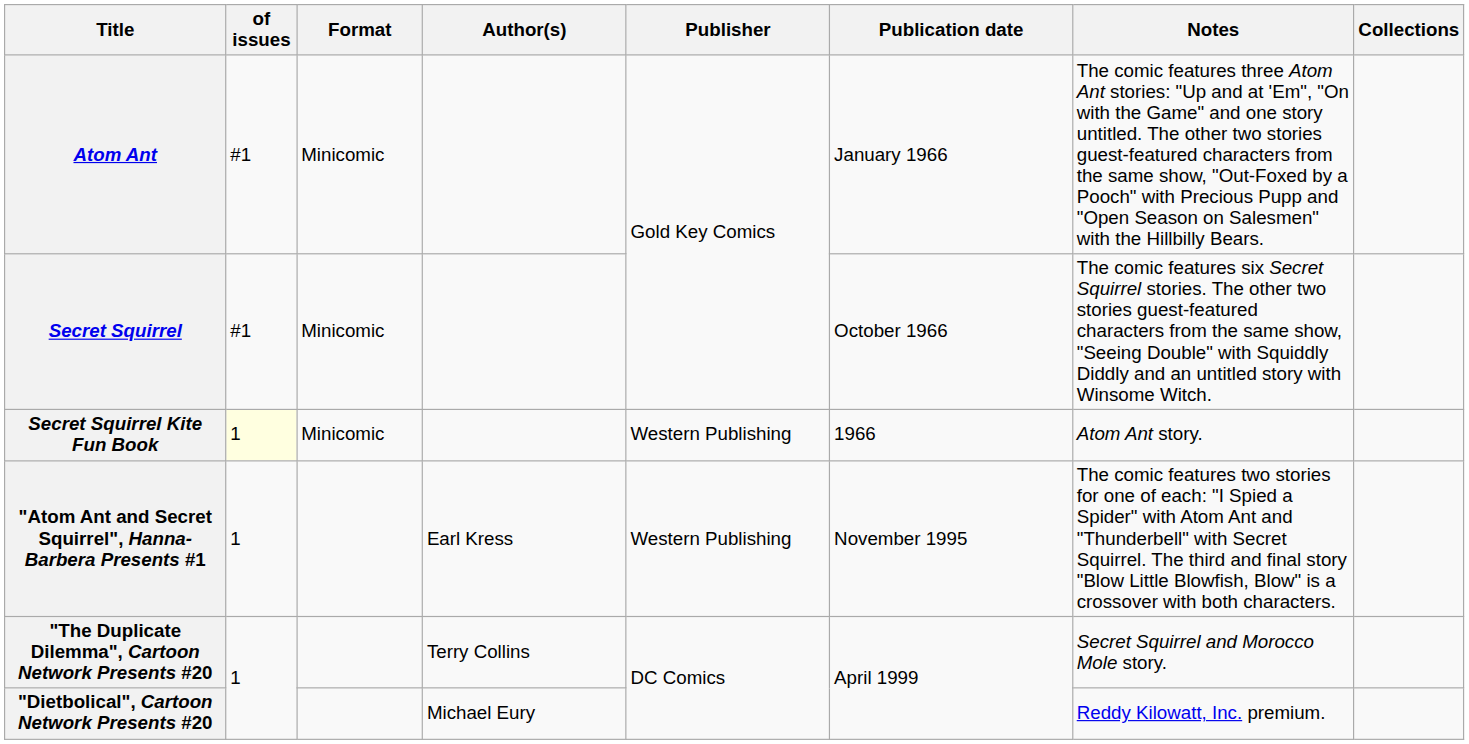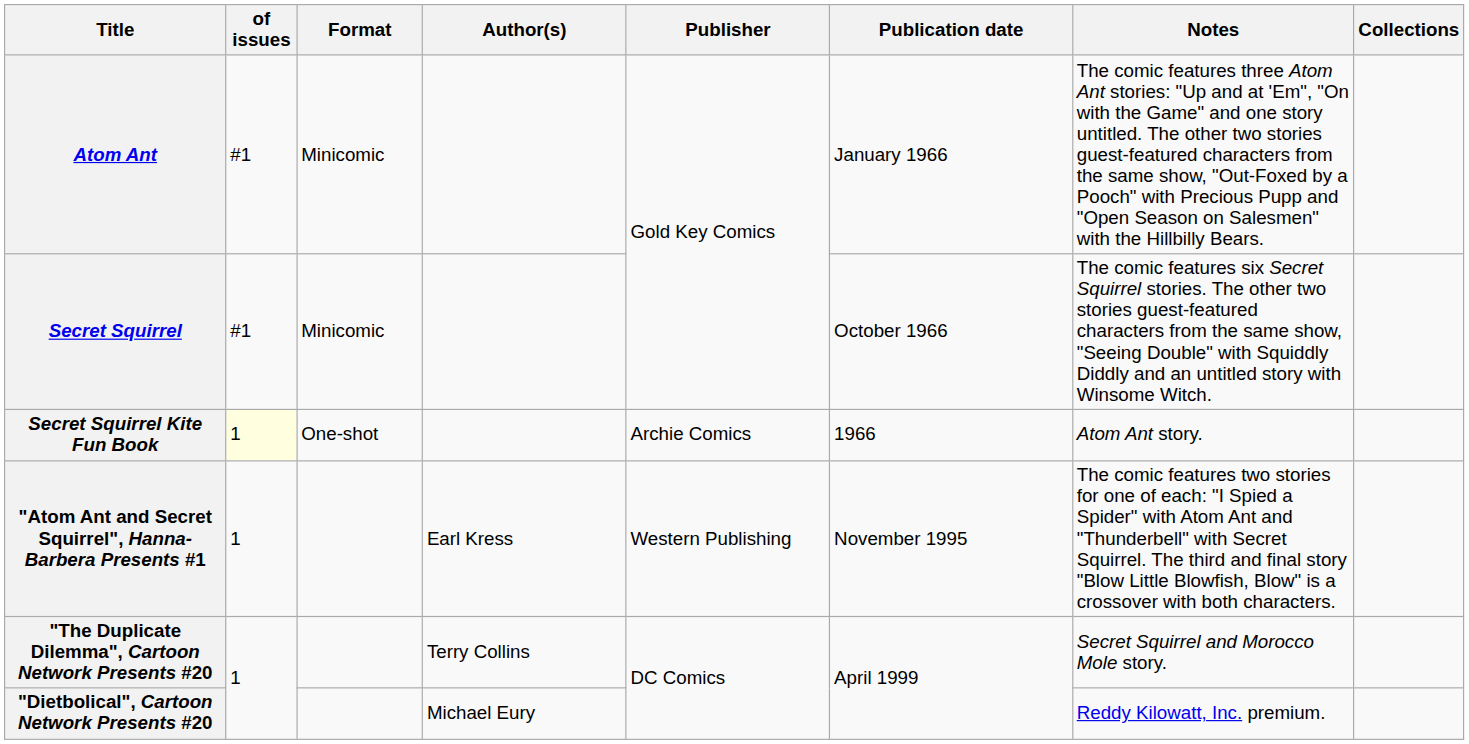(343, 434) Minicomic -> (340, 434) One-shot
(711, 434) Western Publishing -> (691, 434) Archie Comics
